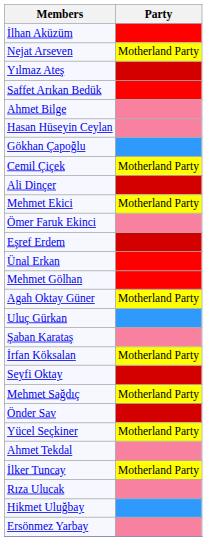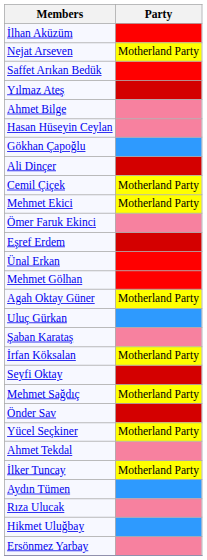rows swapped: (36, 71) <-> (54, 90)
rows swapped: (36, 166) <-> (32, 185)
+ row: (39, 489)
